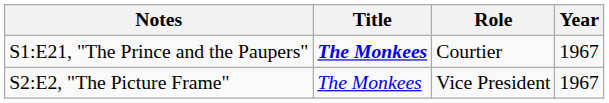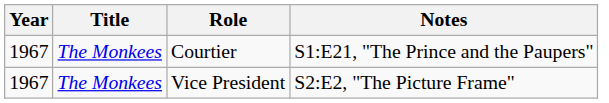columns swapped: (579, 20) <-> (159, 20)
(372, 51) bold -> (110, 51) normal
